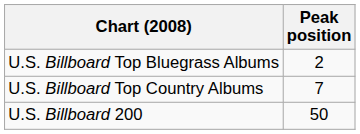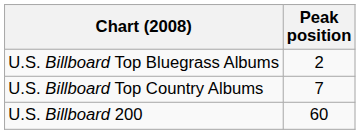(319, 115) 50 -> (319, 115) 60
